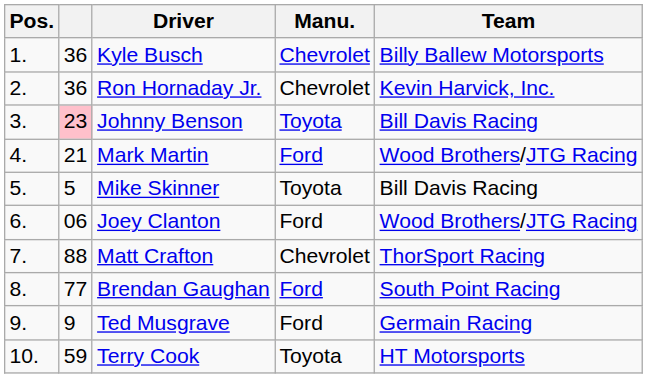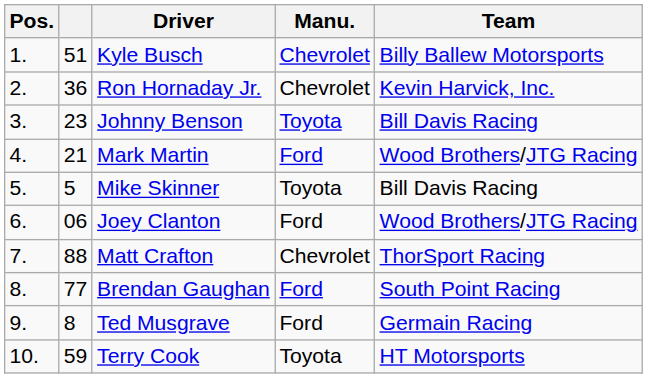(76, 54) 36 -> (76, 54) 51
(76, 121) pink background -> (76, 121) no background
(70, 322) 9 -> (70, 322) 8
